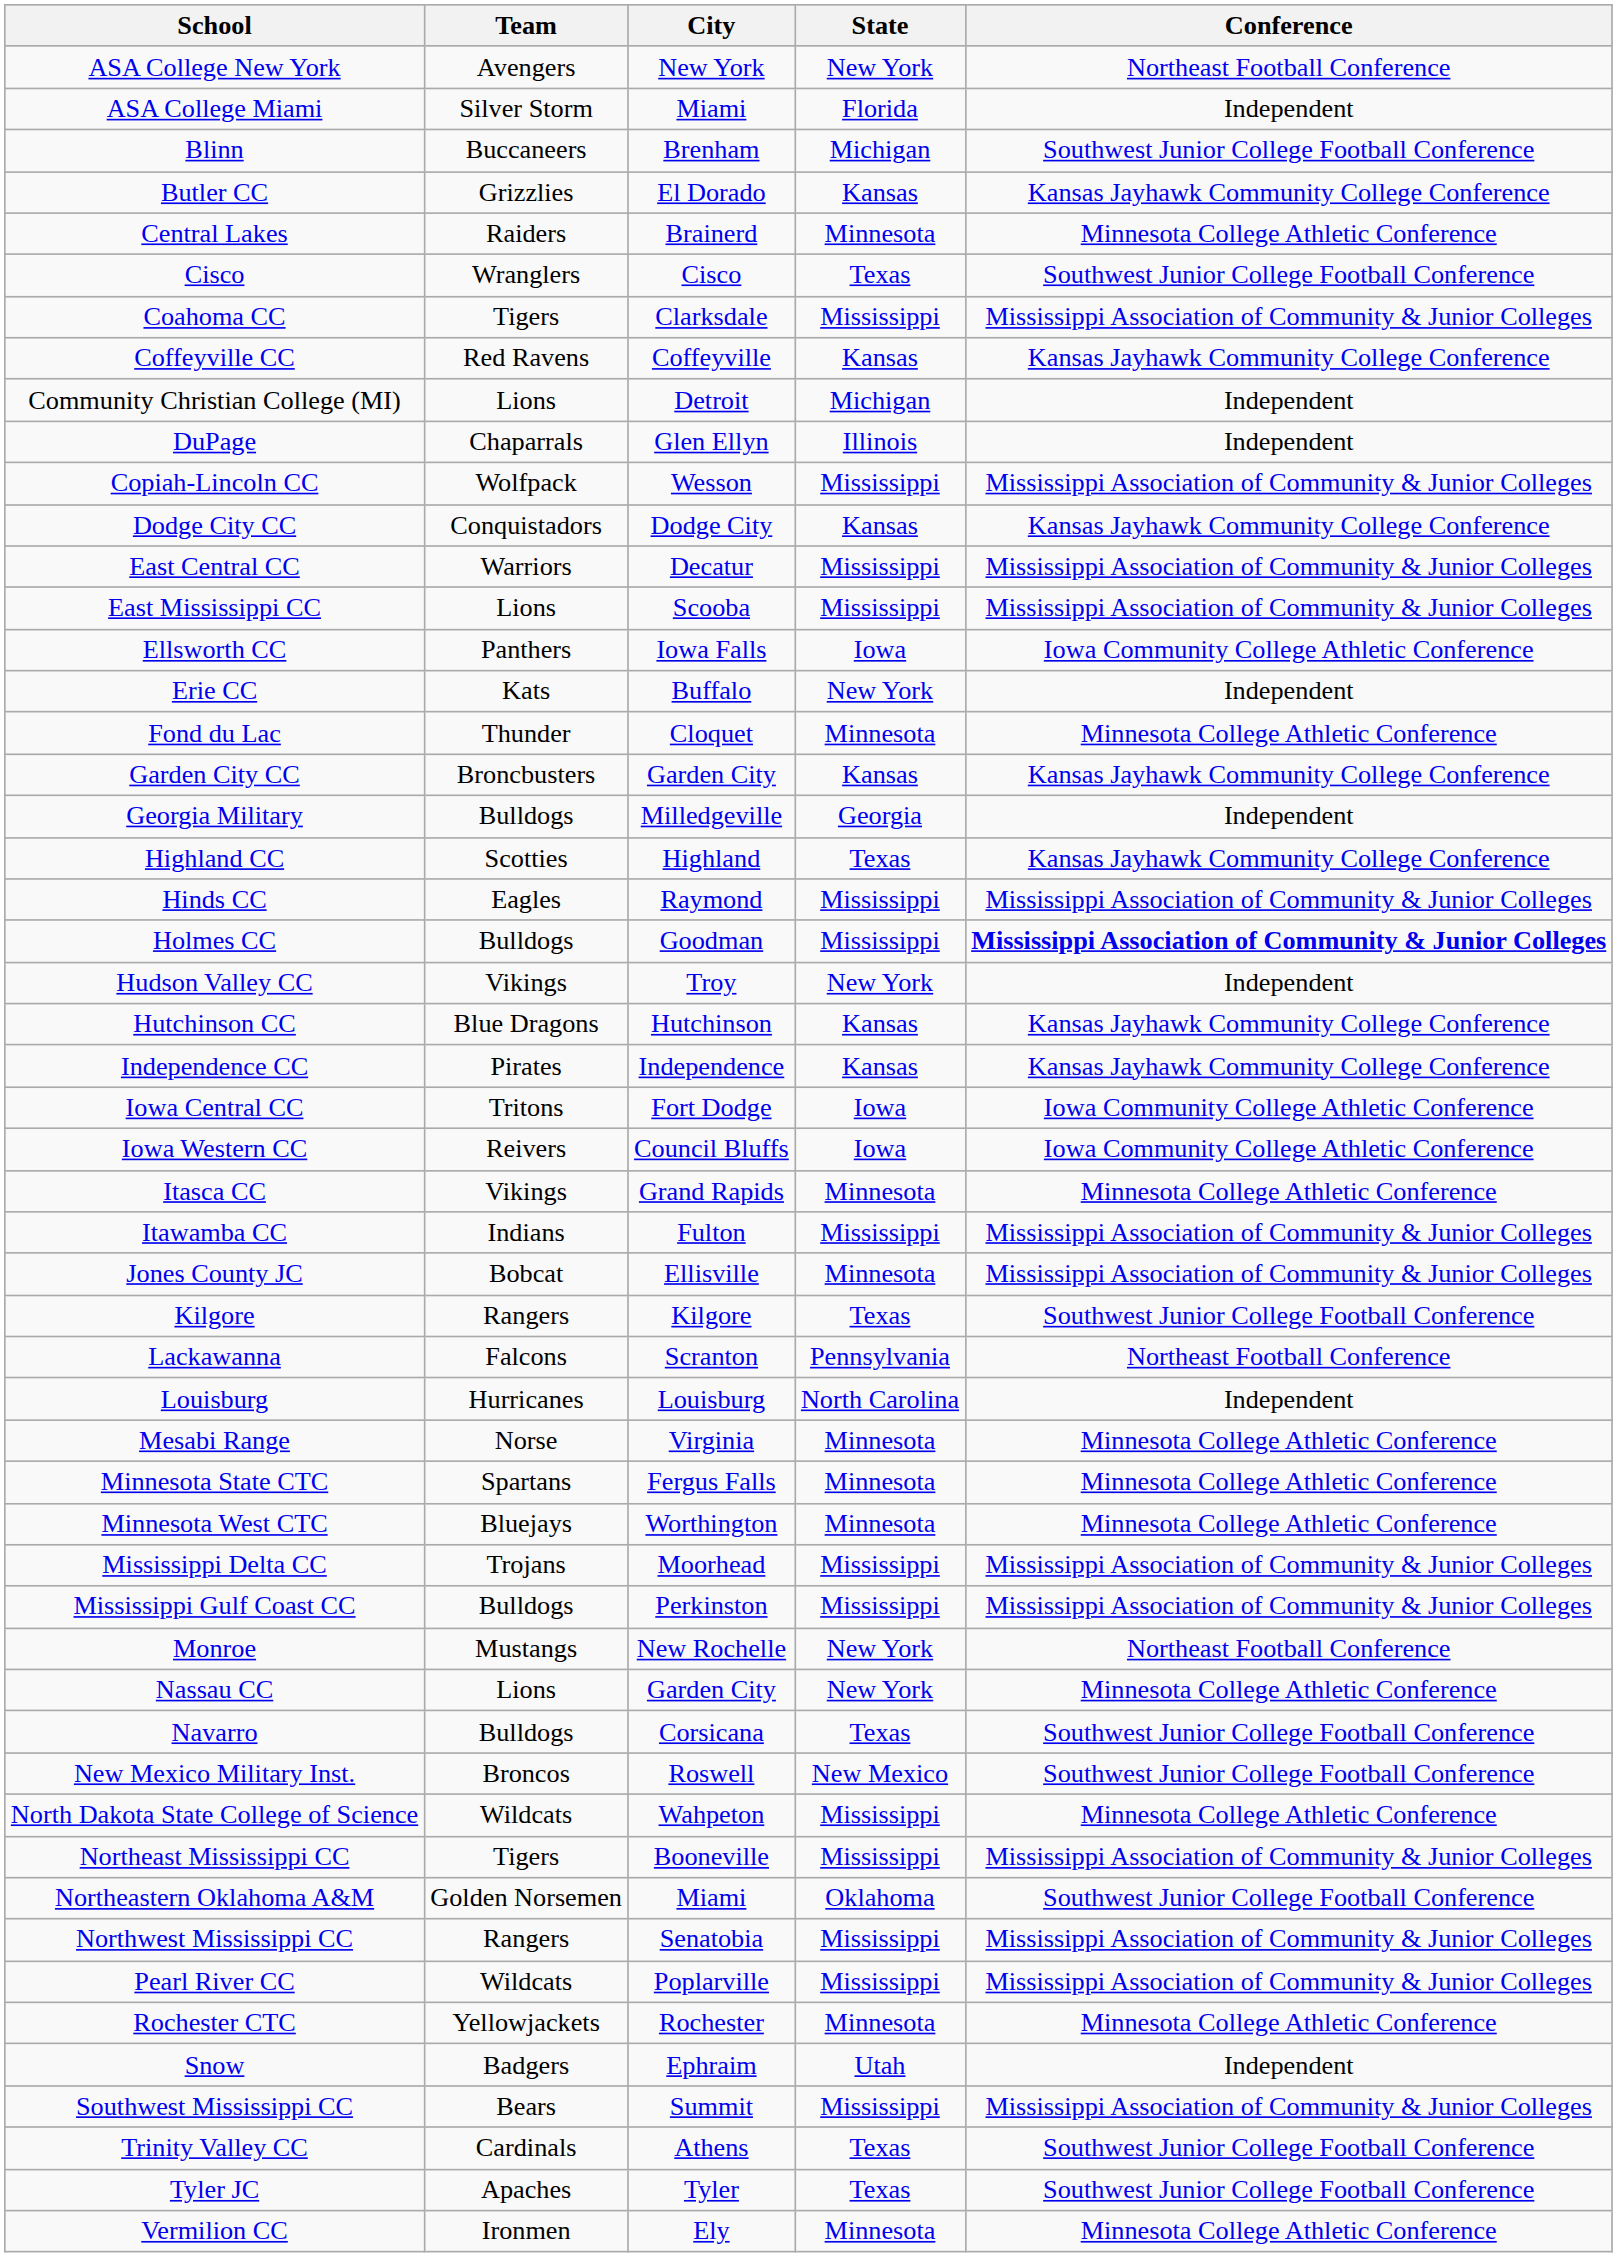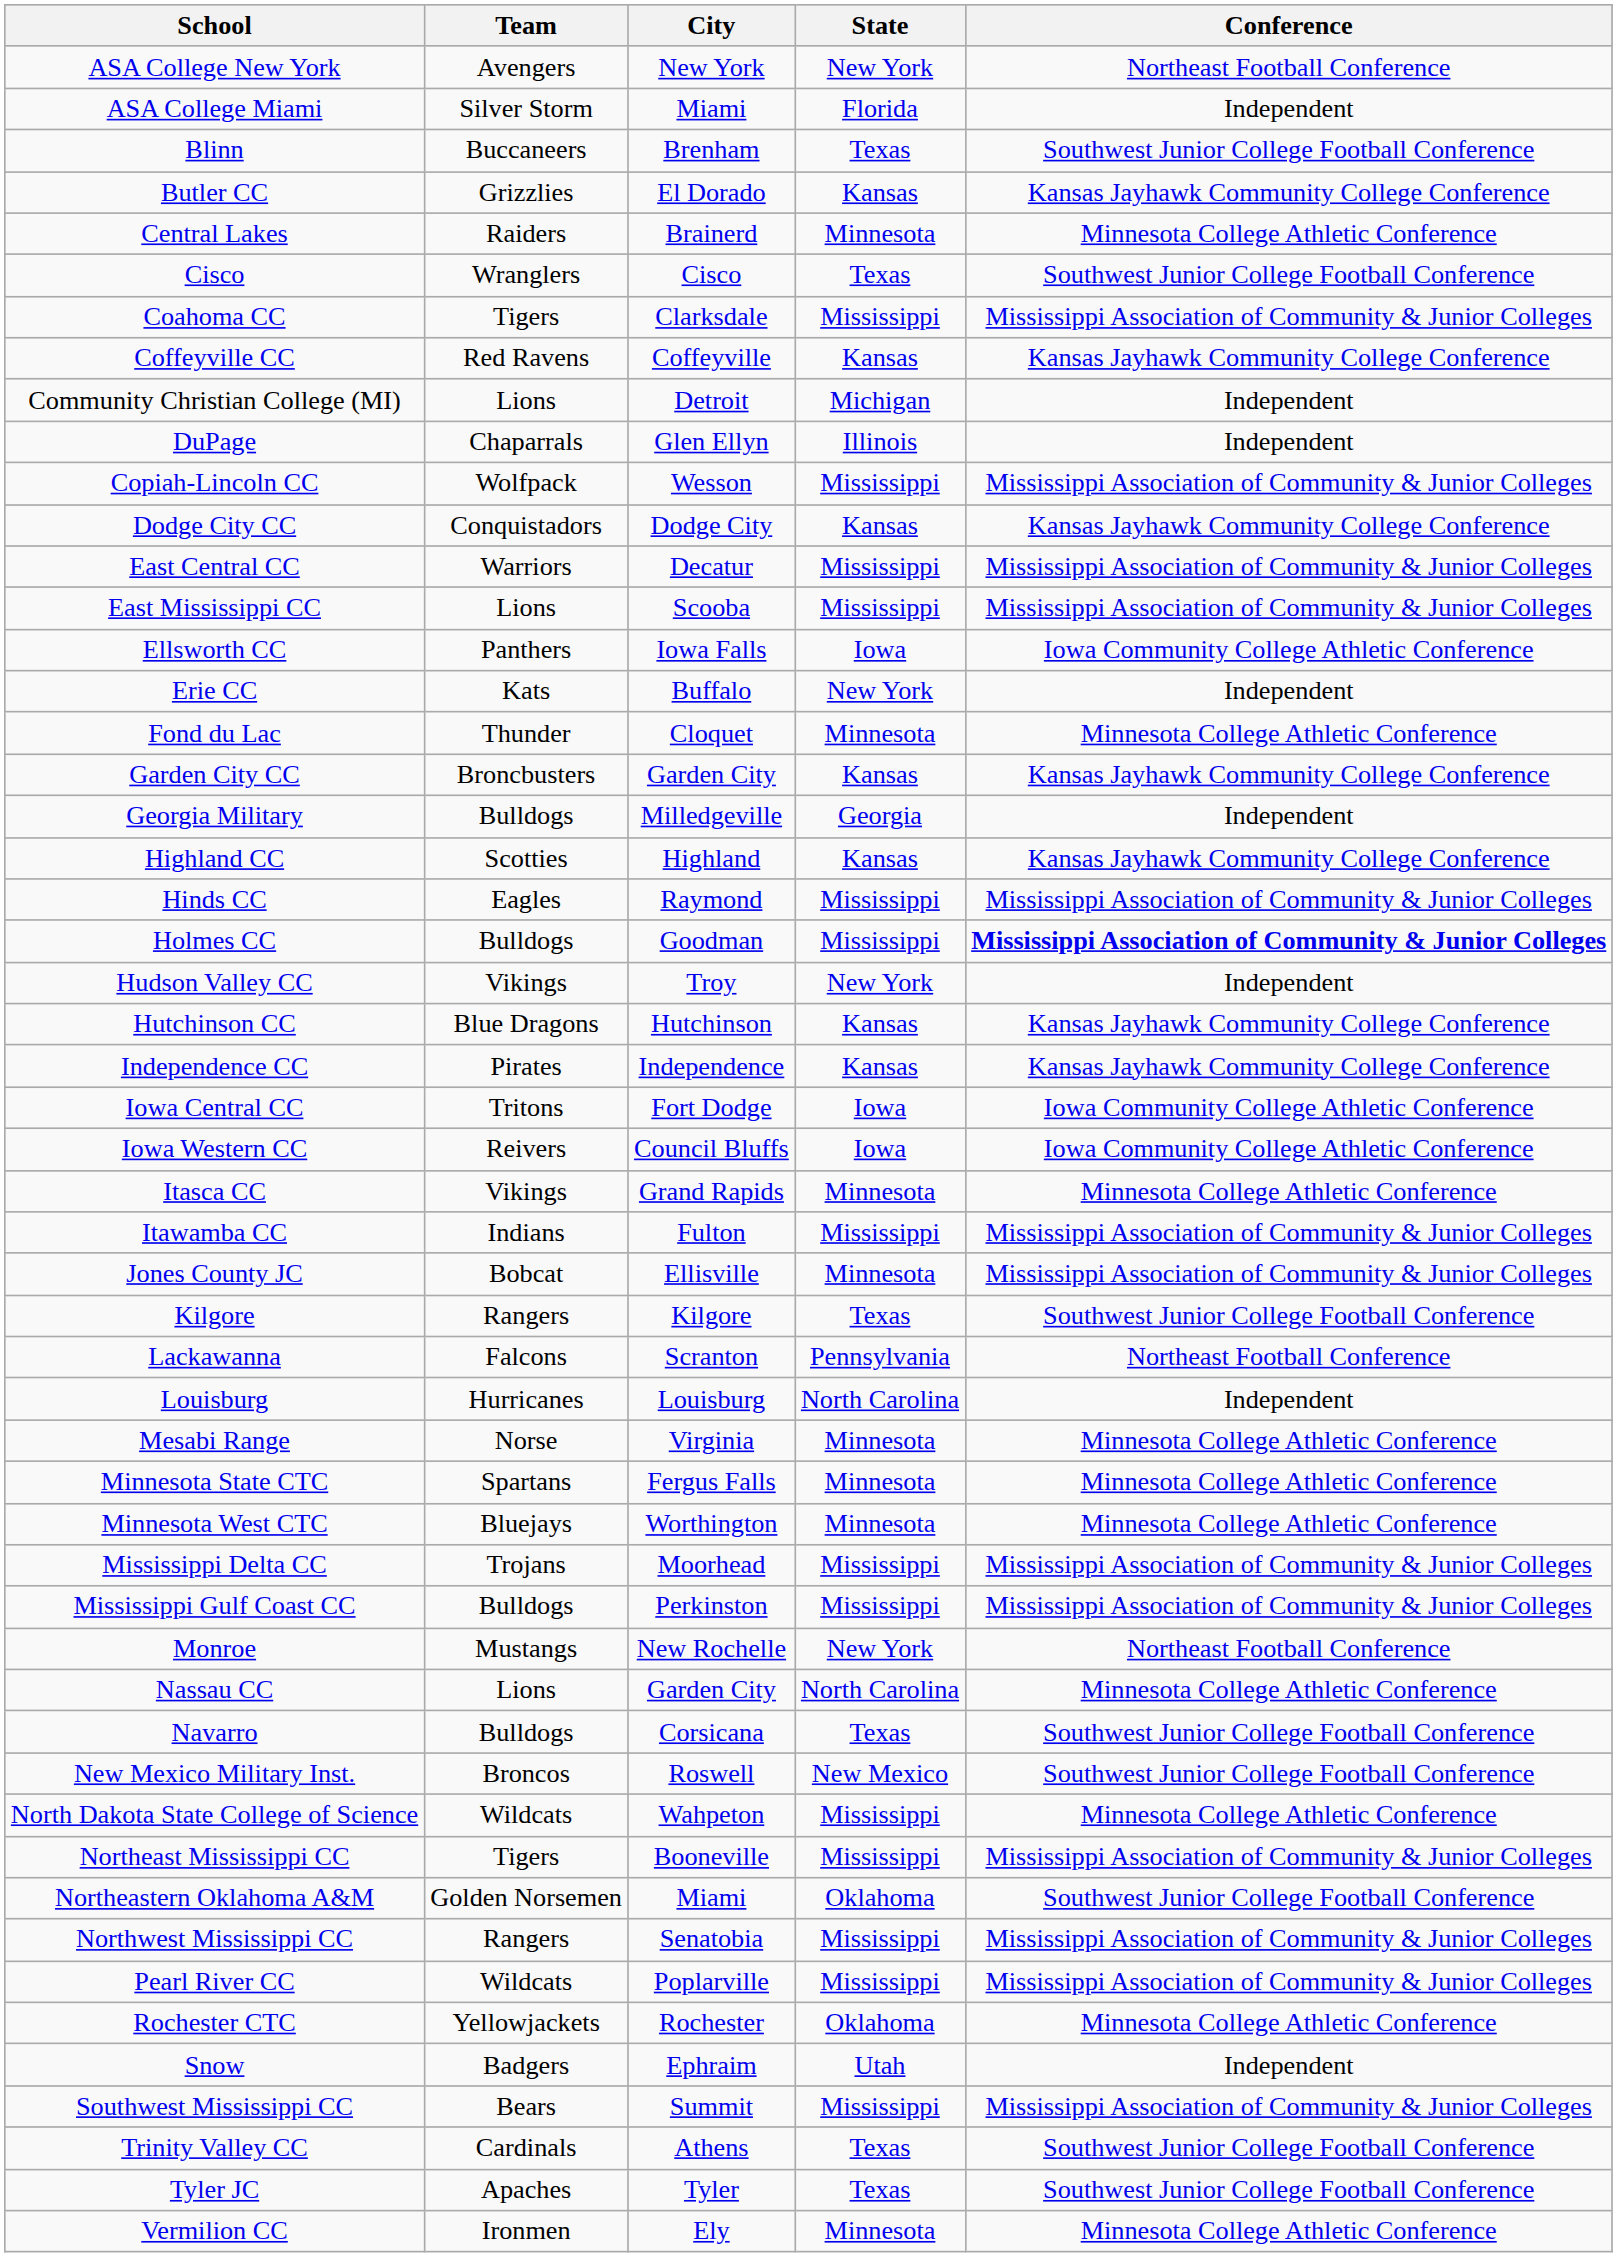(880, 150) Michigan -> (880, 150) Texas
(880, 857) Texas -> (880, 857) Kansas
(880, 1689) New York -> (880, 1689) North Carolina
(880, 2022) Minnesota -> (880, 2022) Oklahoma
